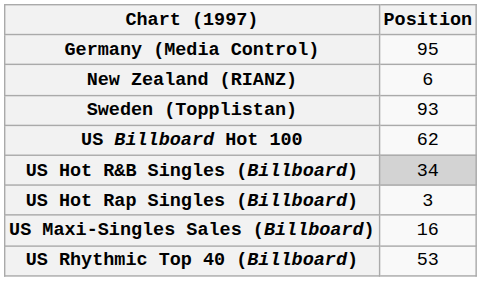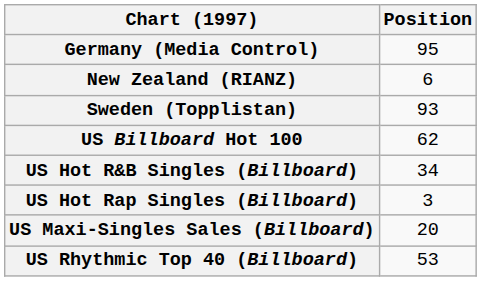(428, 170) lightgrey background -> (428, 170) no background
(428, 230) 16 -> (428, 230) 20
